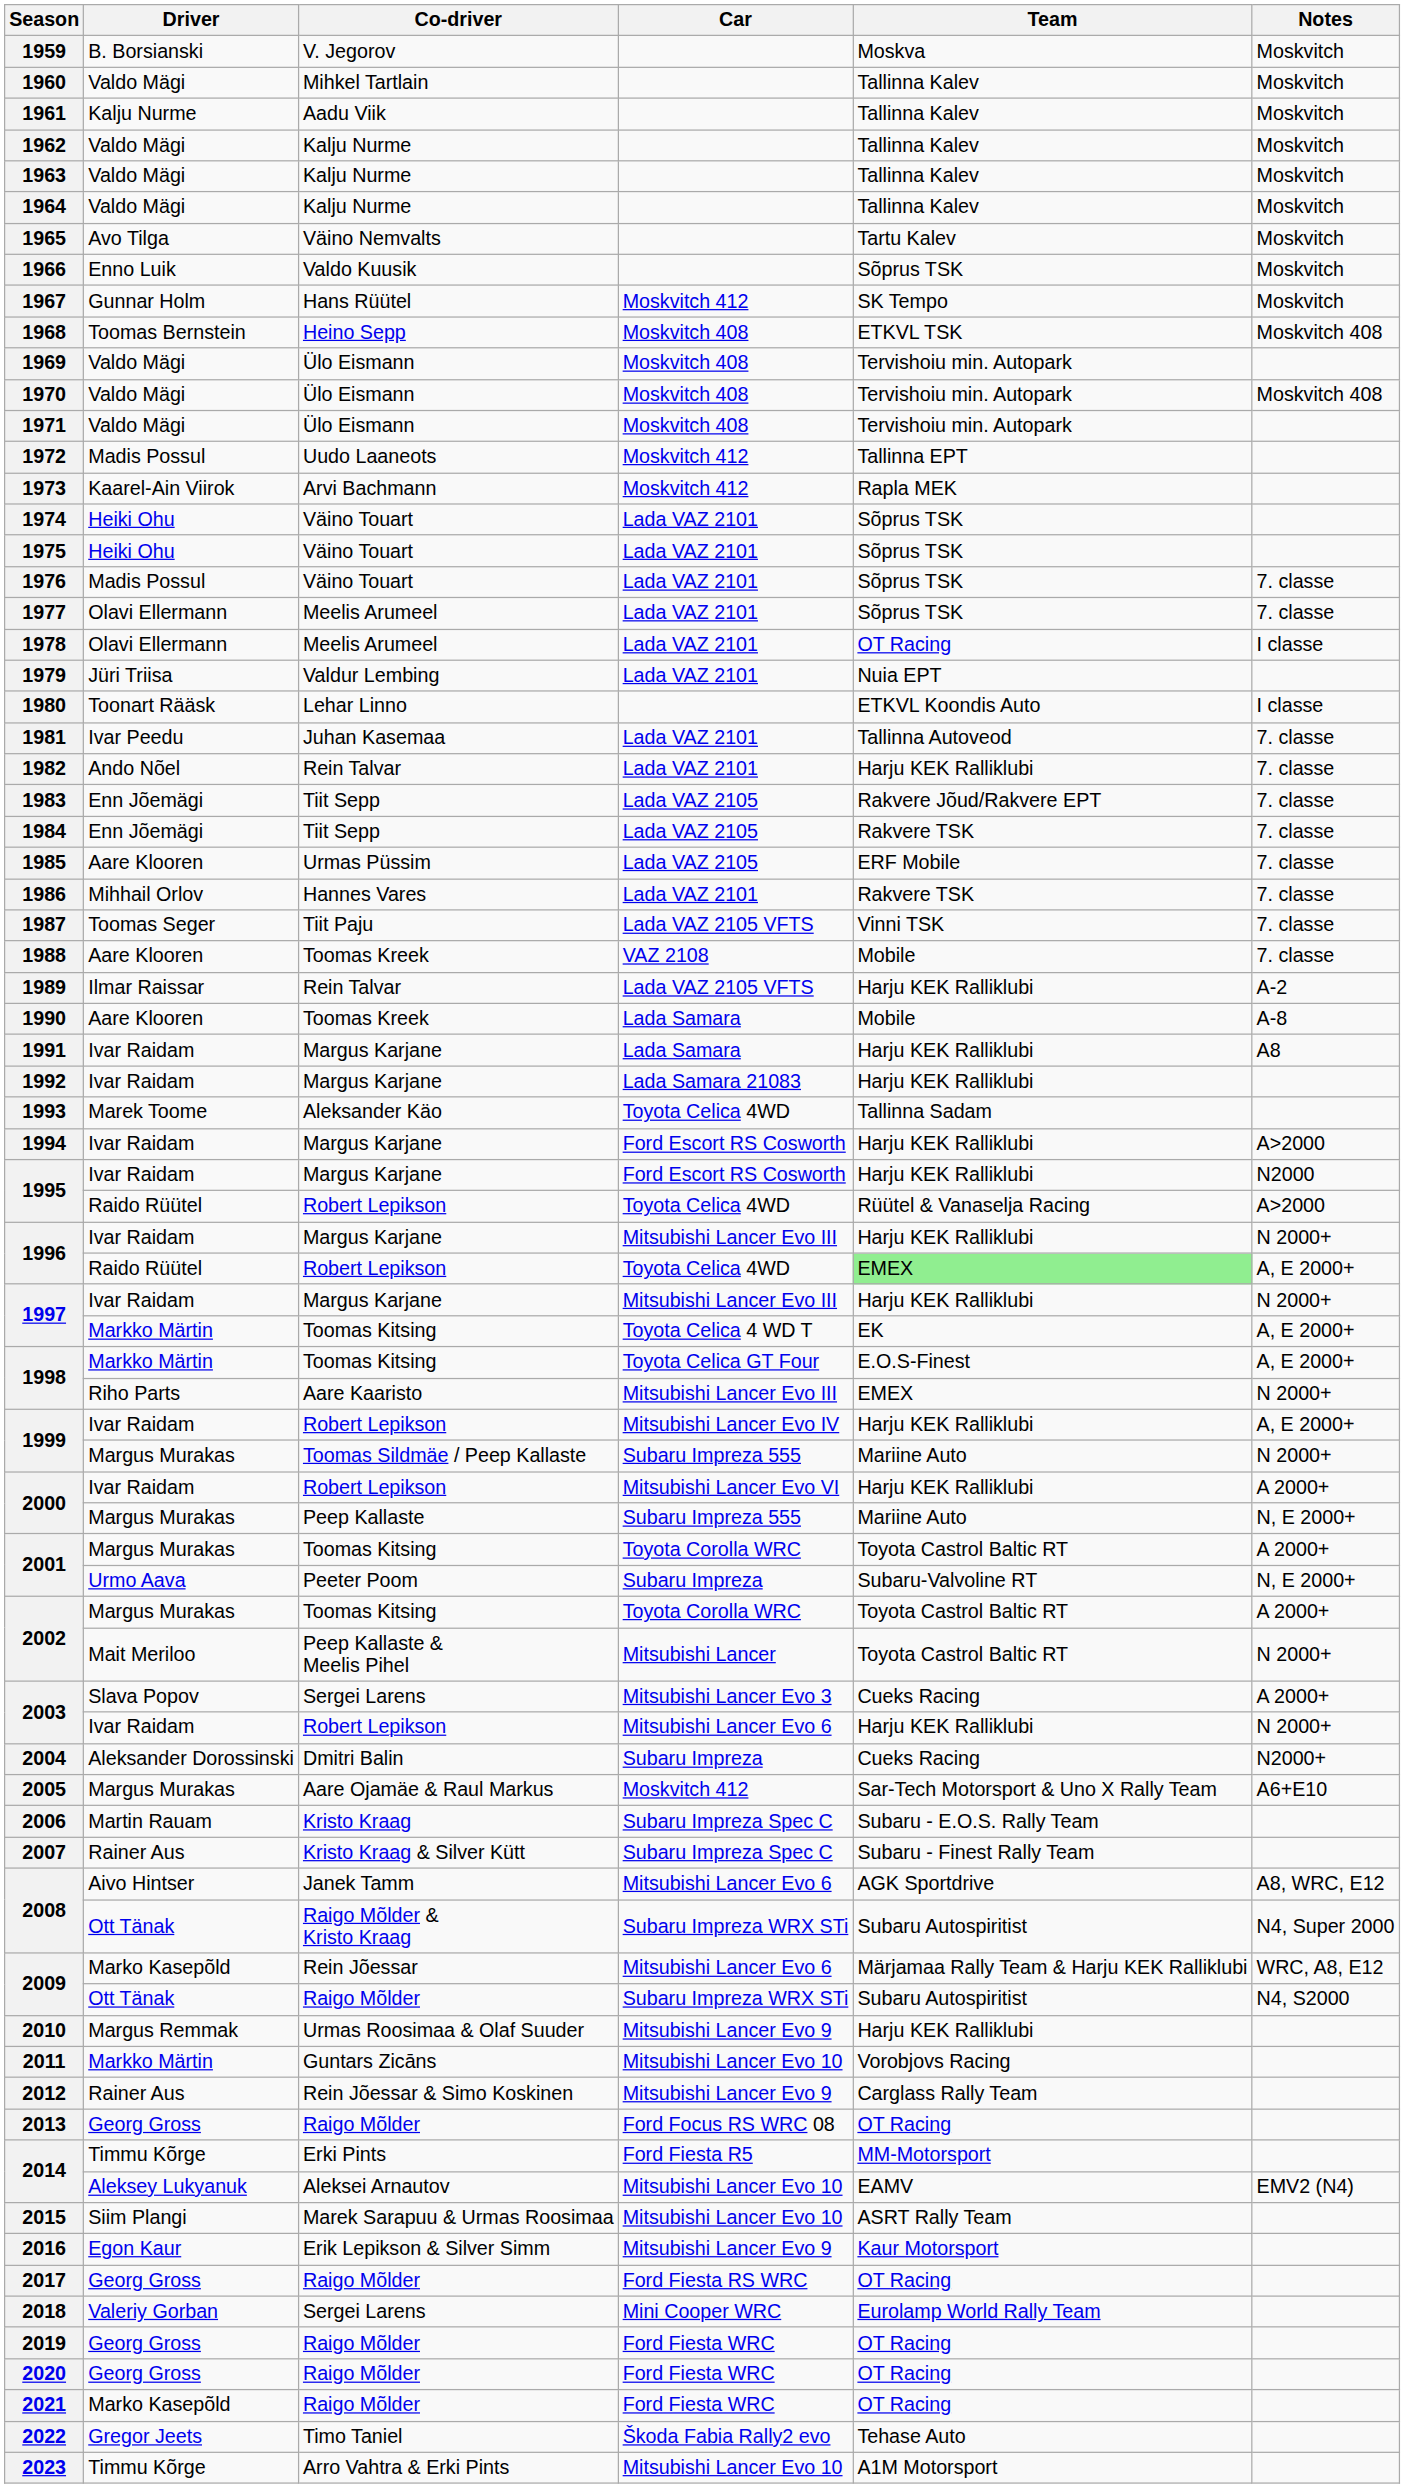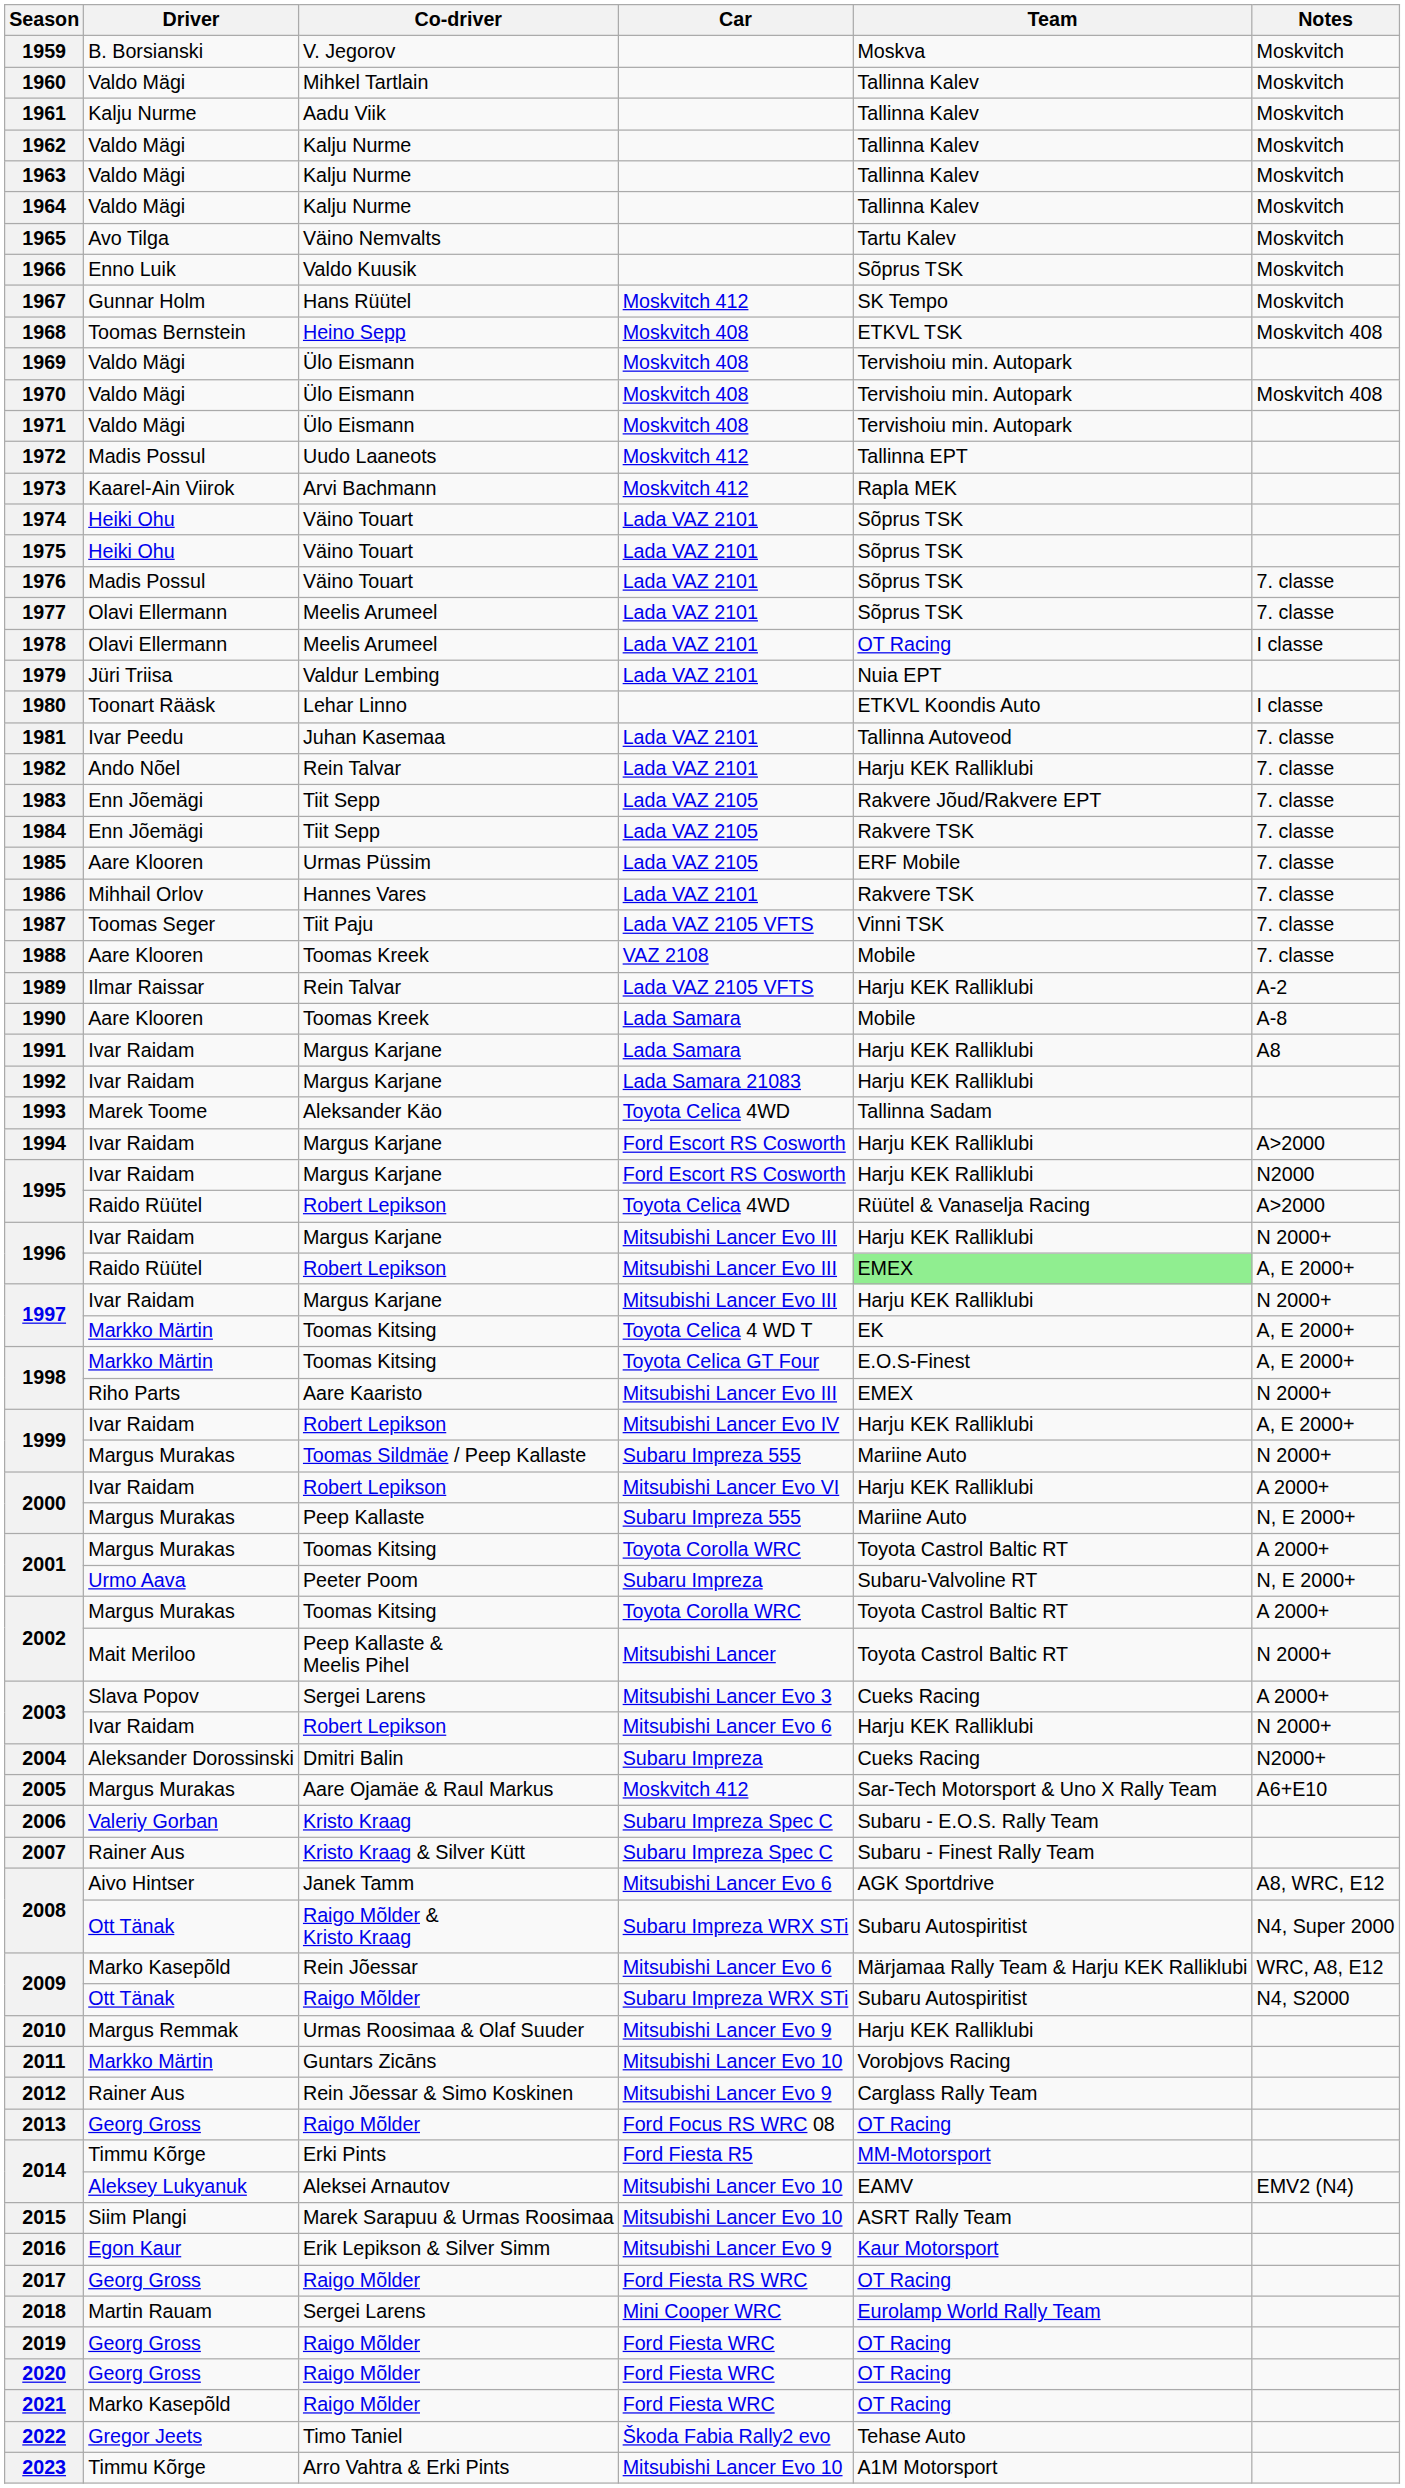(706, 1268) Toyota Celica 4WD -> (730, 1268) Mitsubishi Lancer Evo III
(150, 1821) Martin Rauam -> (153, 1821) Valeriy Gorban
(153, 2311) Valeriy Gorban -> (150, 2311) Martin Rauam
